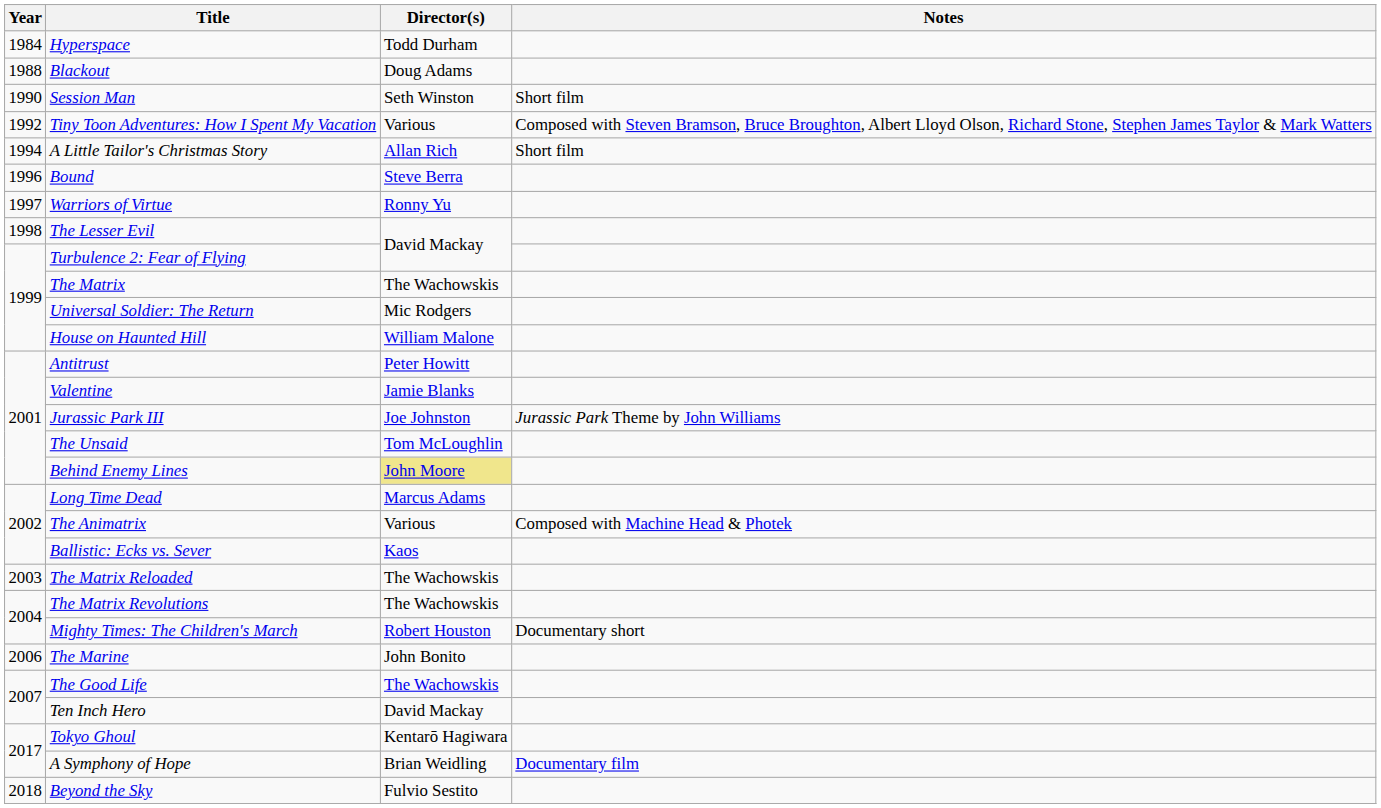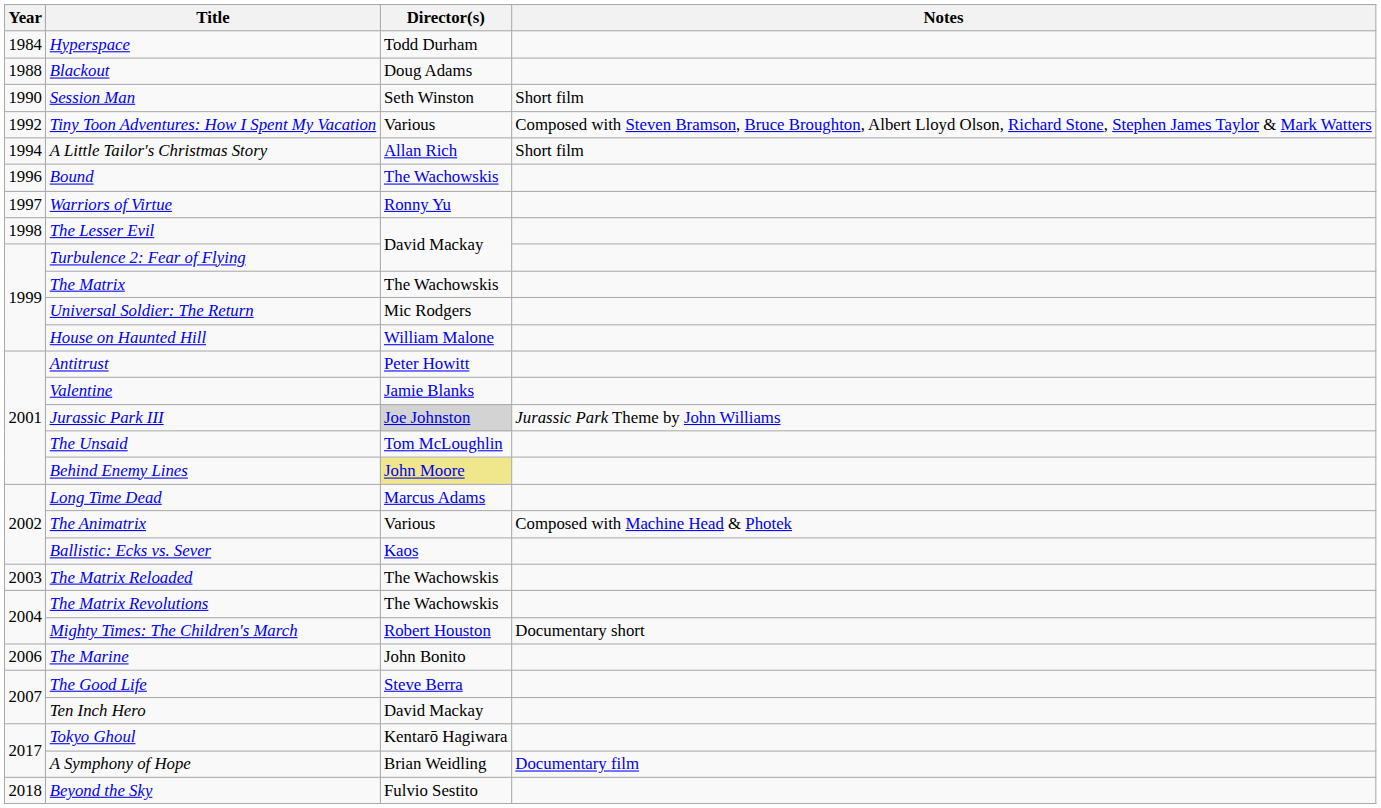(423, 177) Steve Berra -> (441, 177) The Wachowskis
(427, 417) no background -> (427, 417) lightgrey background
(441, 683) The Wachowskis -> (423, 683) Steve Berra
